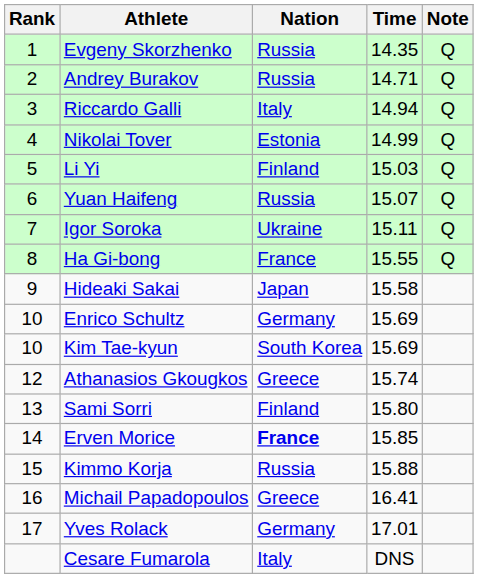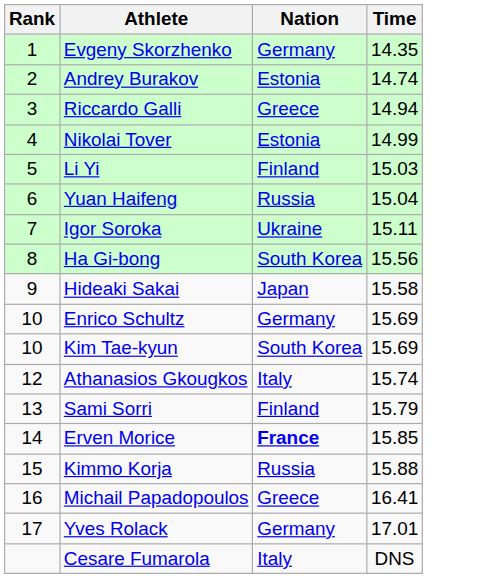- column: (448, 19)
(286, 49) Russia -> (296, 49) Germany
(286, 79) Russia -> (289, 79) Estonia
(395, 79) 14.71 -> (395, 79) 14.74
(275, 109) Italy -> (288, 109) Greece
(395, 199) 15.07 -> (395, 199) 15.04
(287, 259) France -> (310, 259) South Korea
(395, 259) 15.55 -> (395, 259) 15.56
(288, 378) Greece -> (275, 378) Italy
(395, 408) 15.80 -> (395, 408) 15.79
